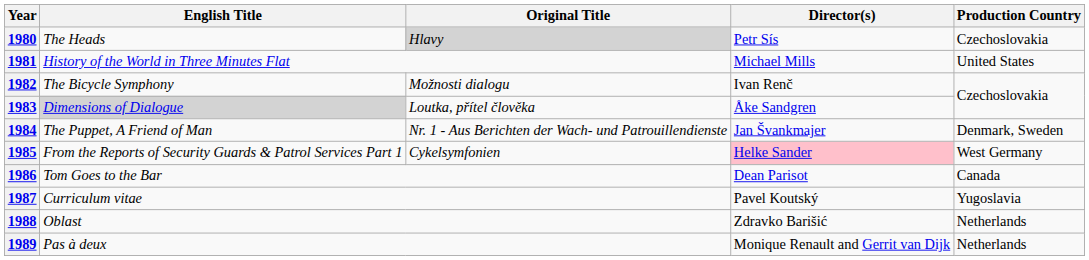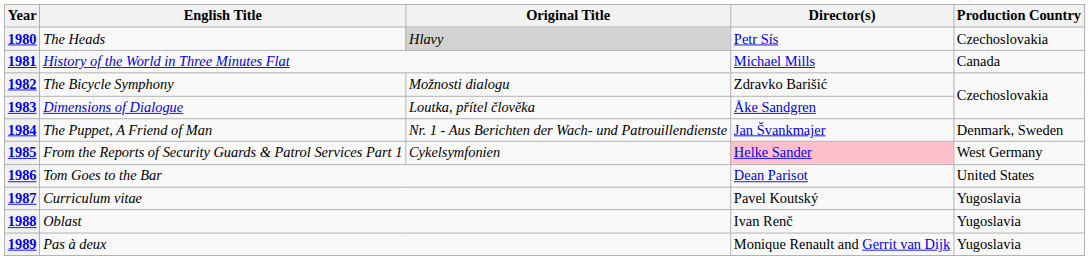(995, 61) United States -> (978, 61) Canada
(763, 84) Ivan Renč -> (780, 84) Zdravko Barišić
(113, 107) lightgrey background -> (113, 107) no background
(978, 175) Canada -> (995, 175) United States
(780, 221) Zdravko Barišić -> (763, 221) Ivan Renč
(992, 221) Netherlands -> (989, 221) Yugoslavia
(992, 244) Netherlands -> (989, 244) Yugoslavia
